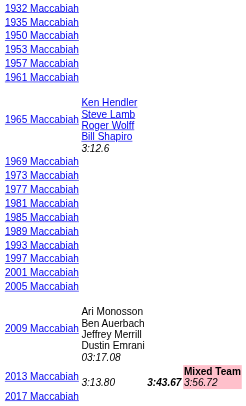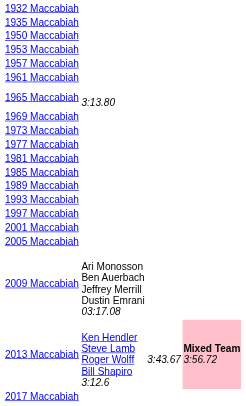(109, 125) Ken Hendler Steve Lamb Roger Wolff Bill Shapiro 3:12.6 -> (98, 103) 3:13.80
(98, 382) 3:13.80 -> (109, 360) Ken Hendler Steve Lamb Roger Wolff Bill Shapiro 3:12.6
(164, 382) bold -> (164, 360) normal
